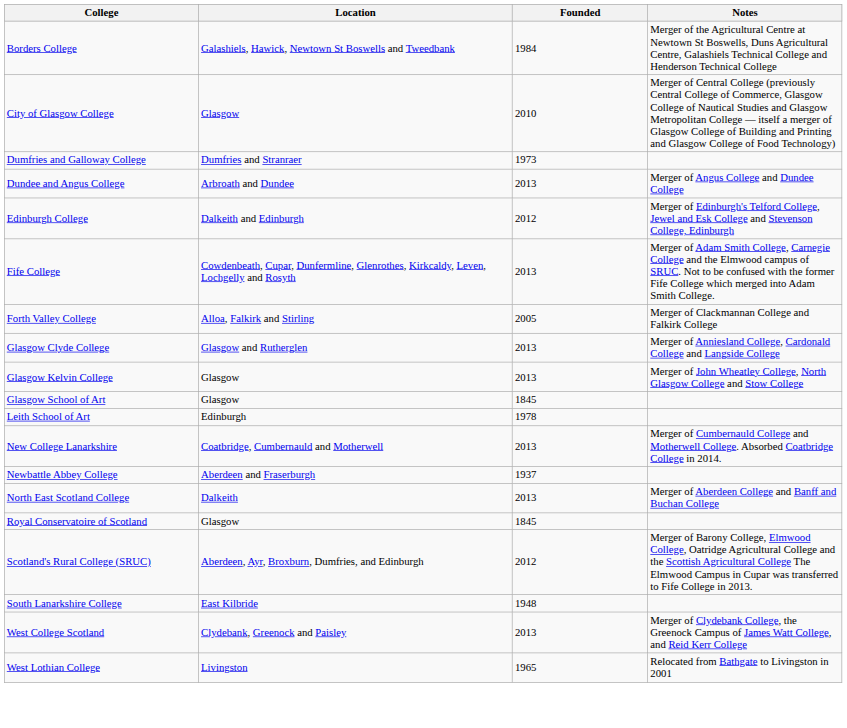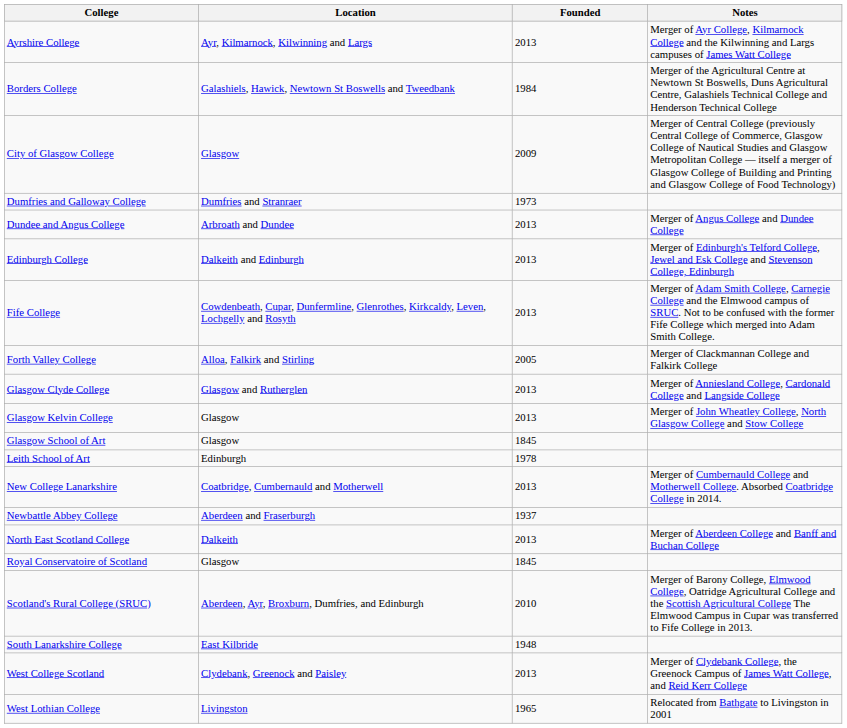+ row: (43, 42)
(526, 113) 2010 -> (526, 154) 2009
(526, 218) 2012 -> (526, 259) 2013
(526, 562) 2012 -> (526, 603) 2010
